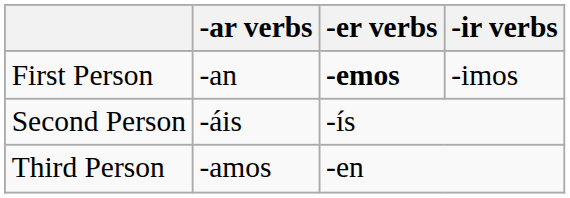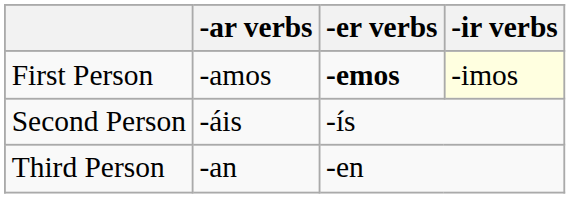(218, 74) -an -> (235, 74) -amos
(485, 74) no background -> (485, 74) lightyellow background
(235, 167) -amos -> (218, 167) -an
